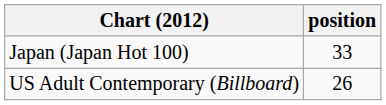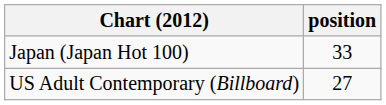(342, 83) 26 -> (342, 83) 27
